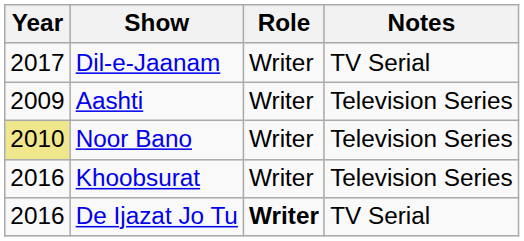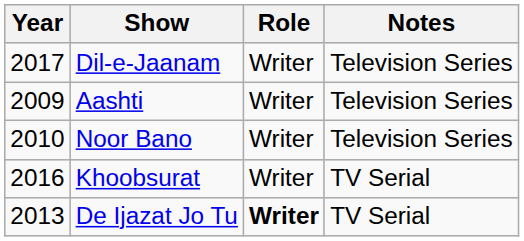(380, 62) TV Serial -> (421, 62) Television Series
(37, 139) khaki background -> (37, 139) no background
(421, 178) Television Series -> (380, 178) TV Serial
(37, 216) 2016 -> (37, 216) 2013
